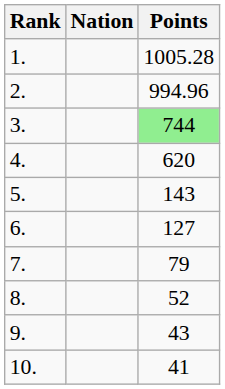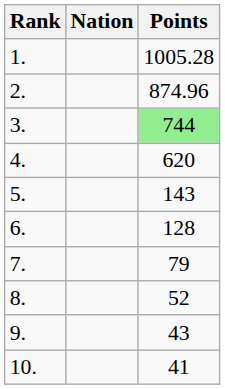(179, 90) 994.96 -> (179, 90) 874.96
(179, 228) 127 -> (179, 228) 128
